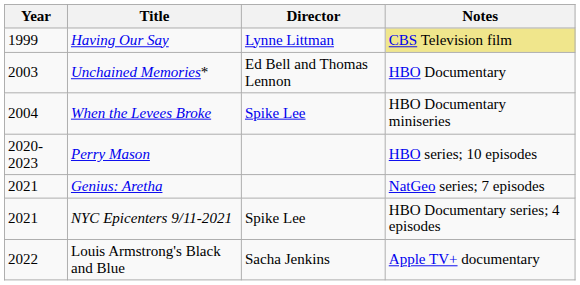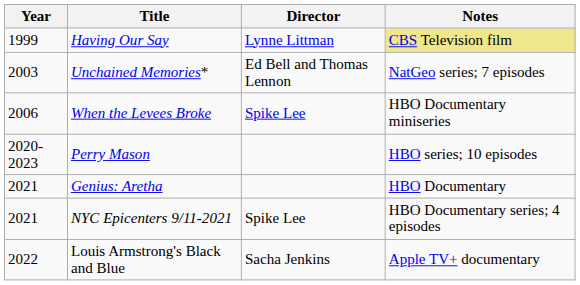(447, 72) HBO Documentary -> (467, 72) NatGeo series; 7 episodes
(23, 113) 2004 -> (23, 113) 2006
(467, 186) NatGeo series; 7 episodes -> (447, 186) HBO Documentary
